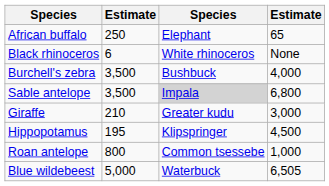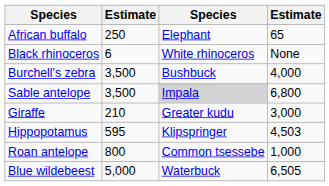(115, 132) 195 -> (115, 132) 595
(286, 132) 4,500 -> (286, 132) 4,503
